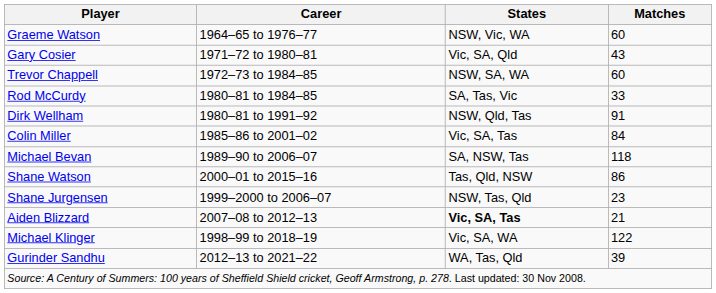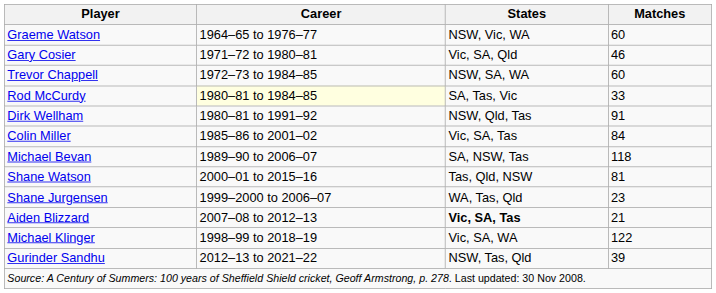(618, 55) 43 -> (618, 55) 46
(258, 95) no background -> (258, 95) lightyellow background
(618, 177) 86 -> (618, 177) 81
(490, 197) NSW, Tas, Qld -> (485, 197) WA, Tas, Qld
(485, 258) WA, Tas, Qld -> (490, 258) NSW, Tas, Qld
